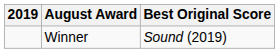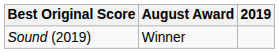columns swapped: (23, 15) <-> (207, 15)
